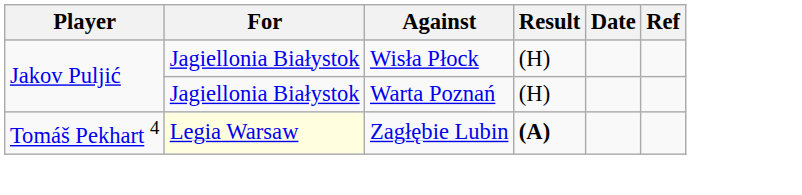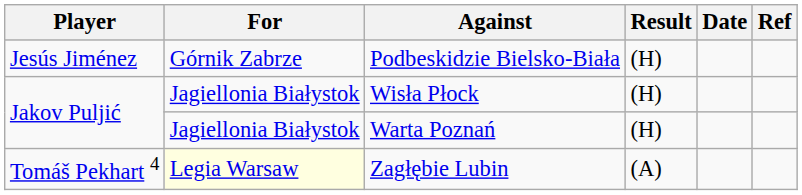+ row: (495, 58)
(535, 132) bold -> (646, 168) normal
